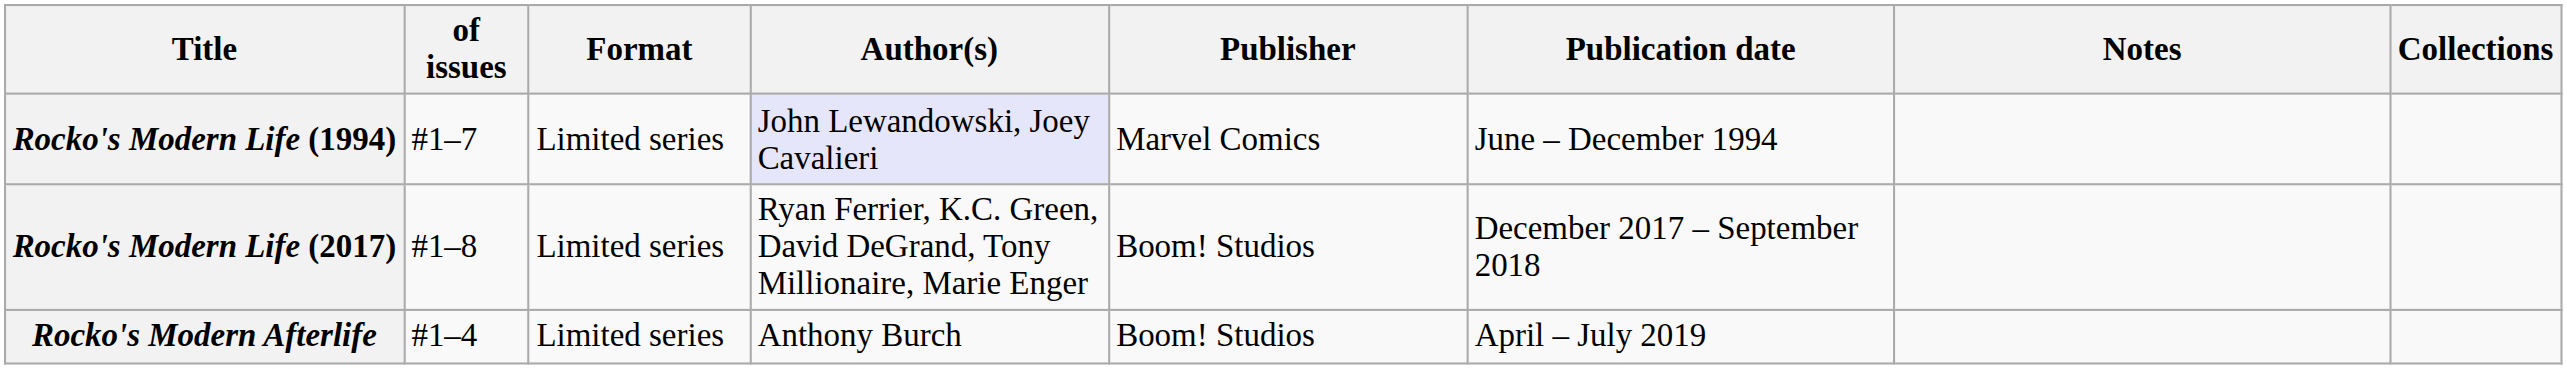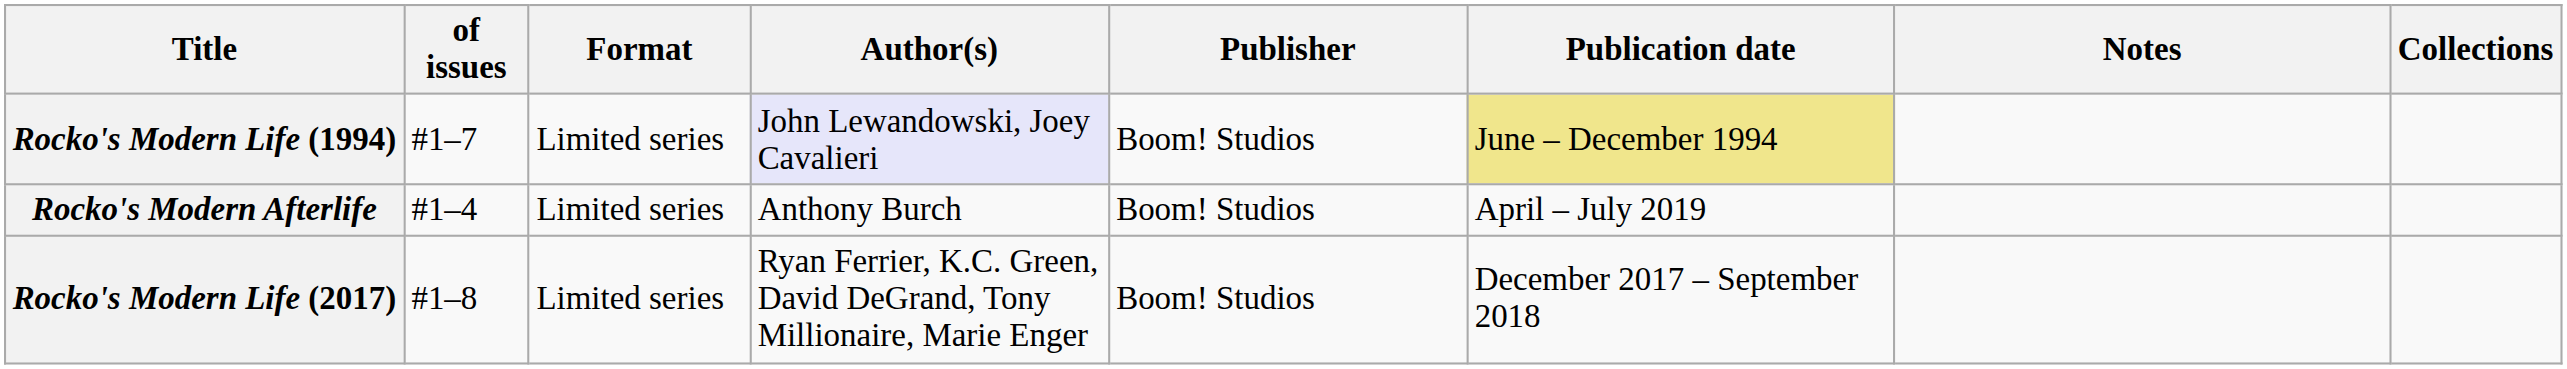(1218, 138) Marvel Comics -> (1216, 138) Boom! Studios
(1626, 138) no background -> (1626, 138) khaki background
rows swapped: (204, 246) <-> (204, 335)
